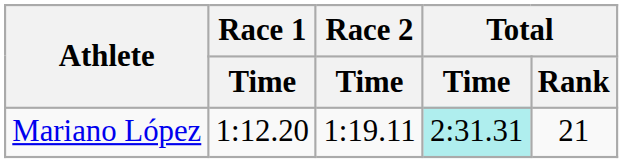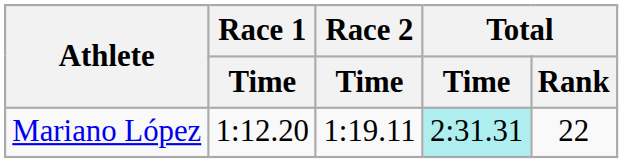(574, 131) 21 -> (574, 131) 22
